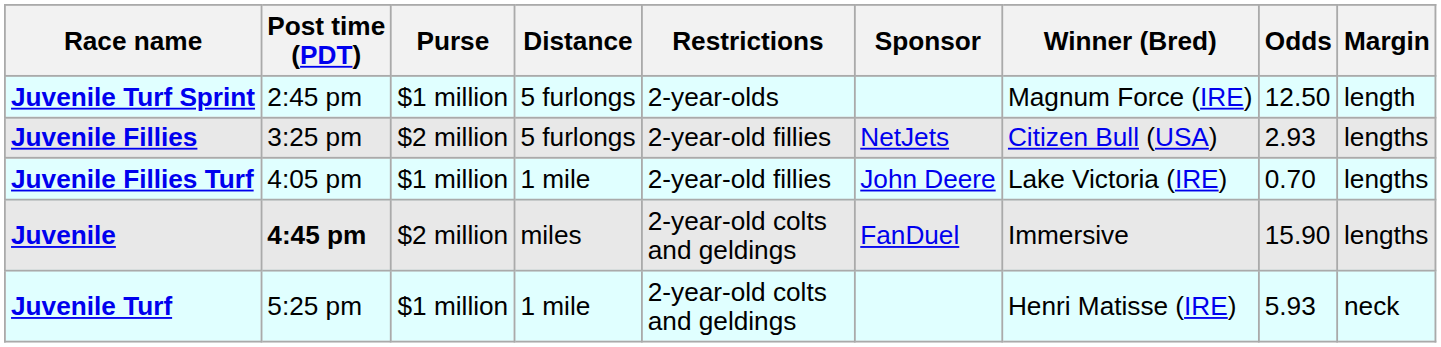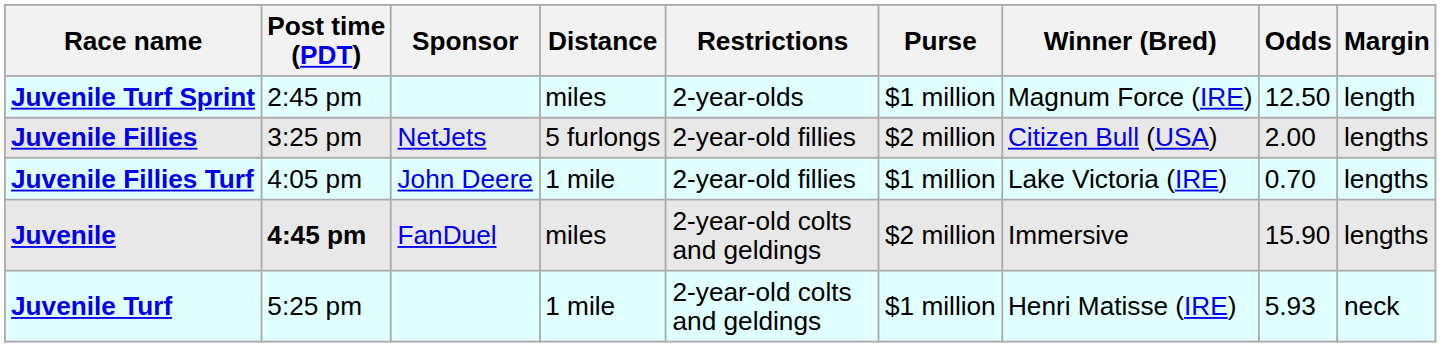columns swapped: (928, 41) <-> (453, 41)
(578, 97) 5 furlongs -> (576, 97) miles
(1290, 138) 2.93 -> (1290, 138) 2.00
